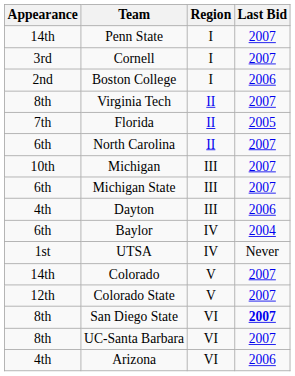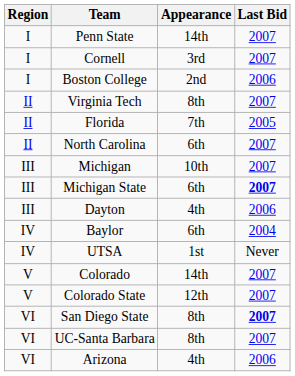columns swapped: (211, 15) <-> (43, 15)
(262, 187) normal -> (262, 187) bold
